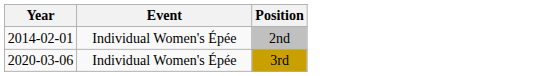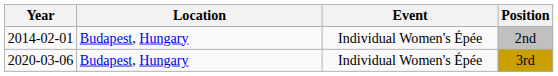+ column: (200, 15)
